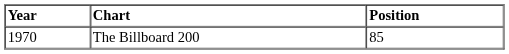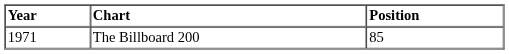(22, 37) 1970 -> (22, 37) 1971
